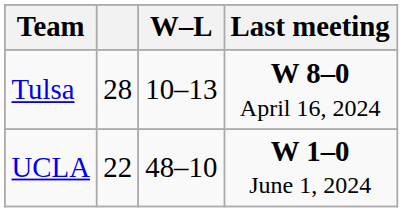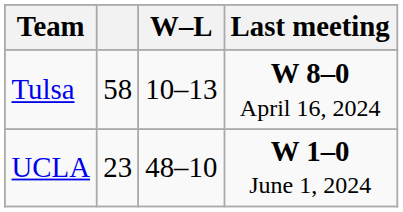(118, 89) 28 -> (118, 89) 58
(118, 167) 22 -> (118, 167) 23
